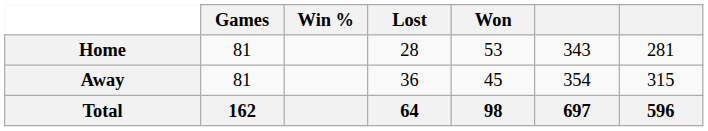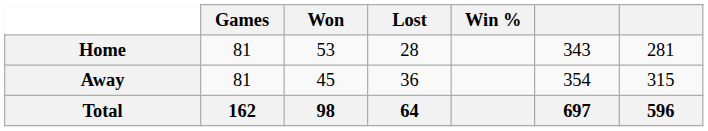columns swapped: (493, 19) <-> (326, 19)
